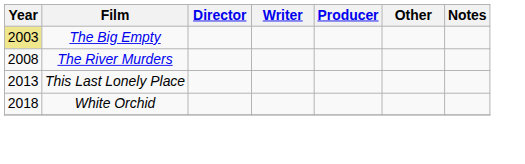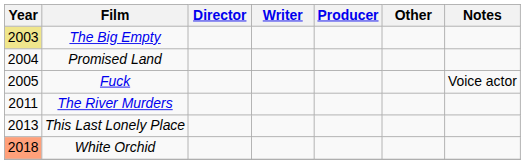+ row: (115, 59)
+ row: (115, 81)
(23, 59) 2008 -> (23, 103) 2011
(23, 103) no background -> (23, 147) lightsalmon background
